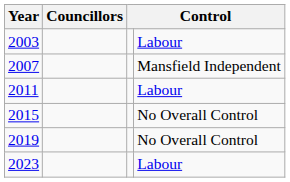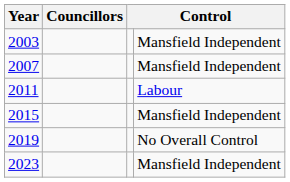(160, 41) Labour -> (209, 41) Mansfield Independent
(198, 115) No Overall Control -> (209, 115) Mansfield Independent
(160, 164) Labour -> (209, 164) Mansfield Independent
